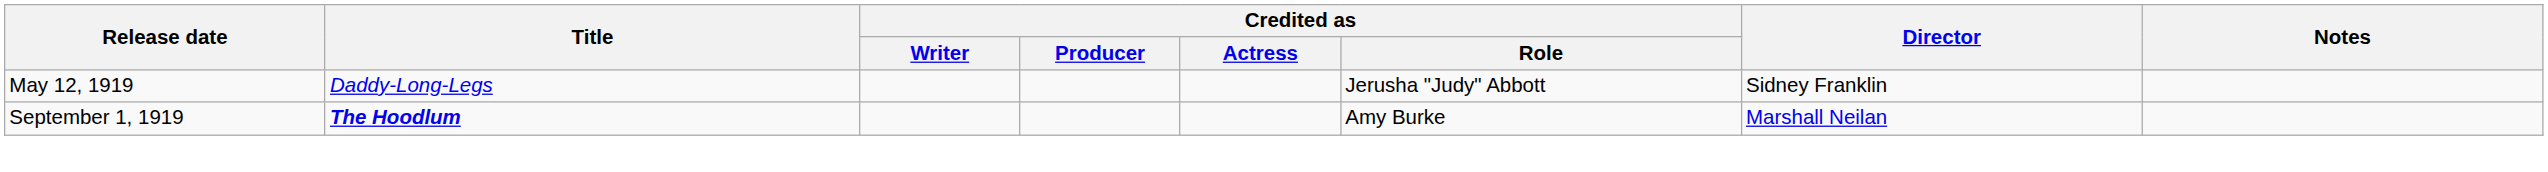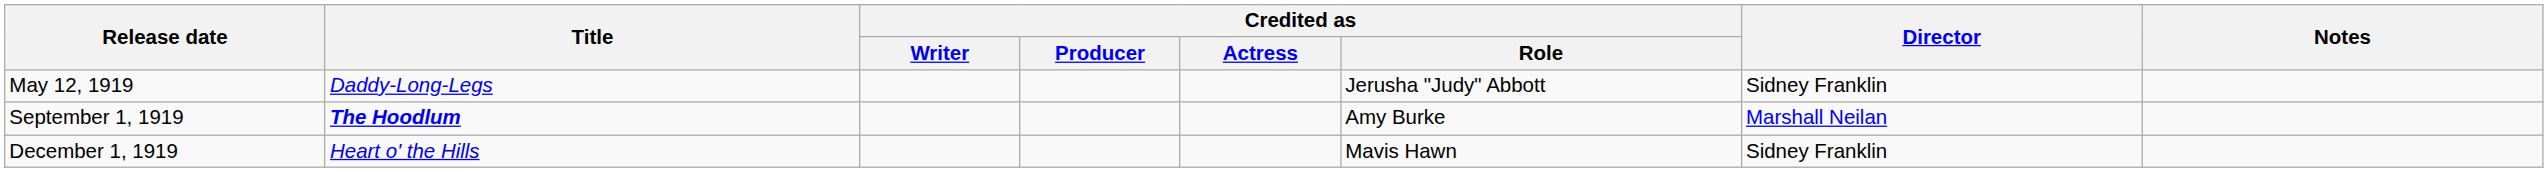+ row: (94, 150)
